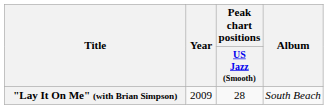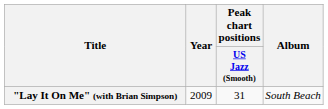(239, 95) 28 -> (239, 95) 31
